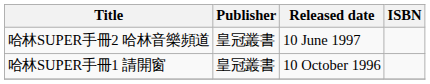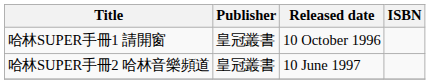rows swapped: (87, 65) <-> (109, 40)
